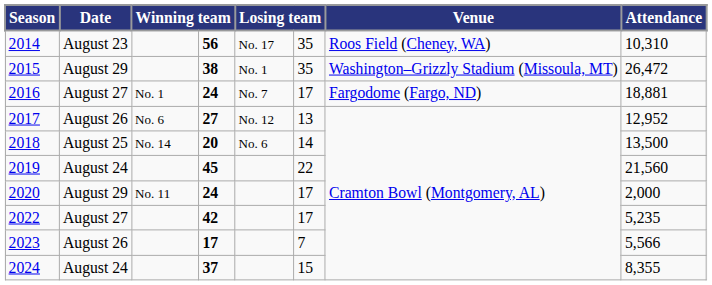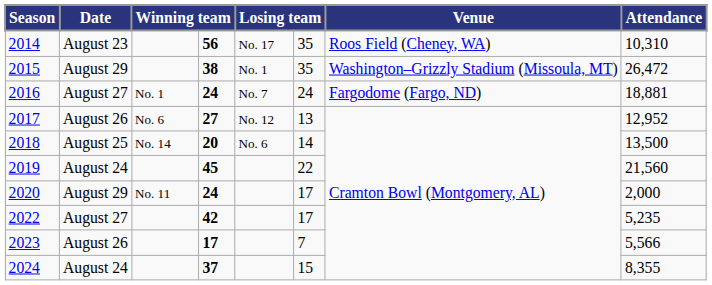(305, 93) 17 -> (305, 93) 24
